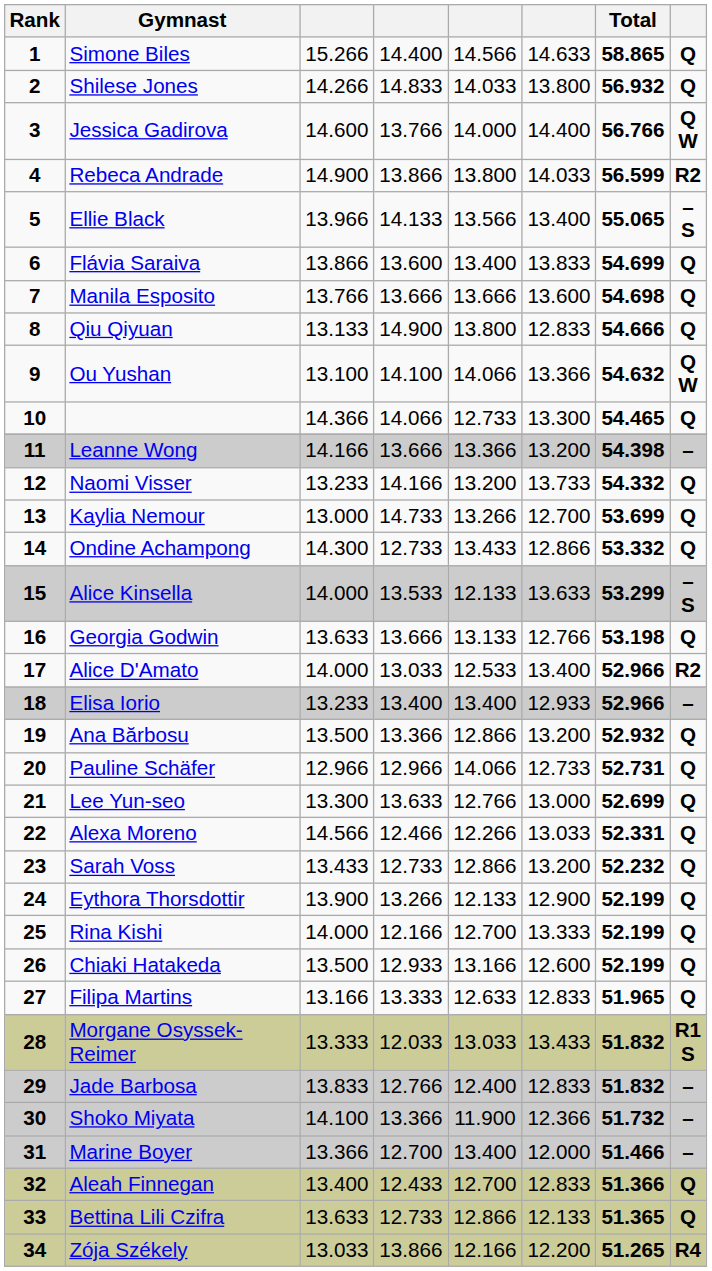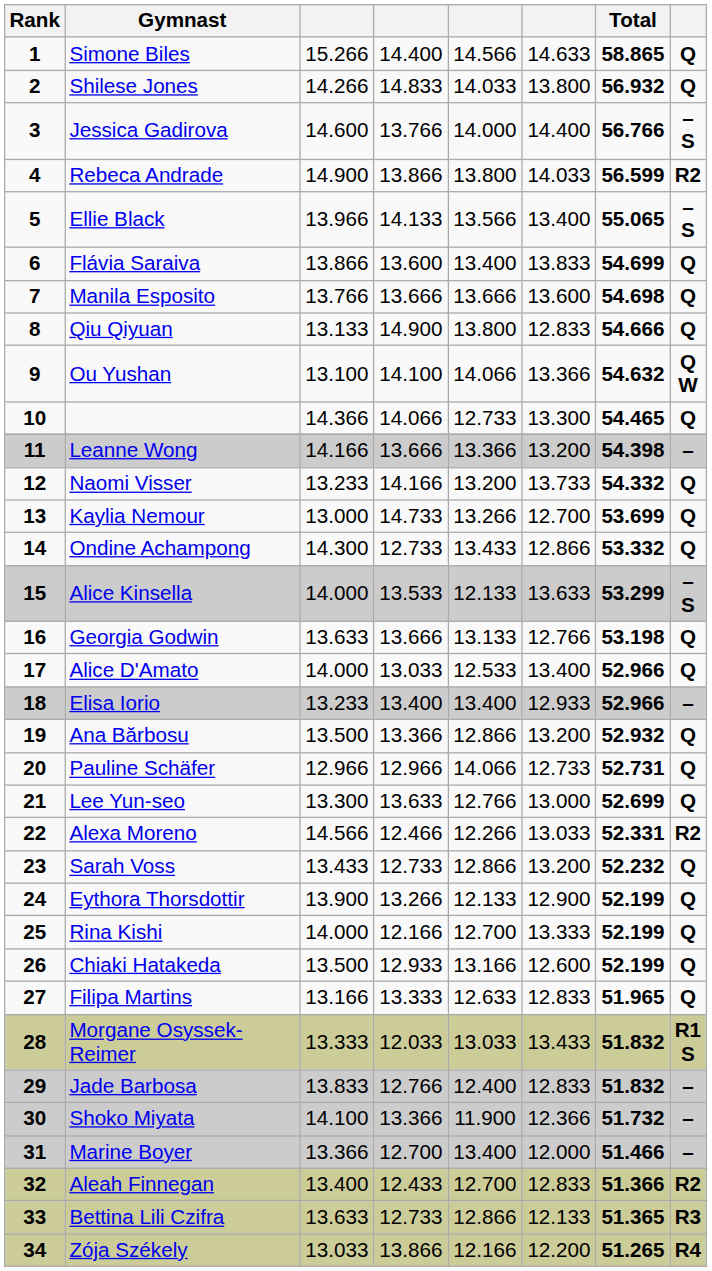(688, 130) Q W -> (688, 130) – S
(688, 670) R2 -> (688, 670) Q
(688, 833) Q -> (688, 833) R2
(688, 1184) Q -> (688, 1184) R2
(688, 1217) Q -> (688, 1217) R3
